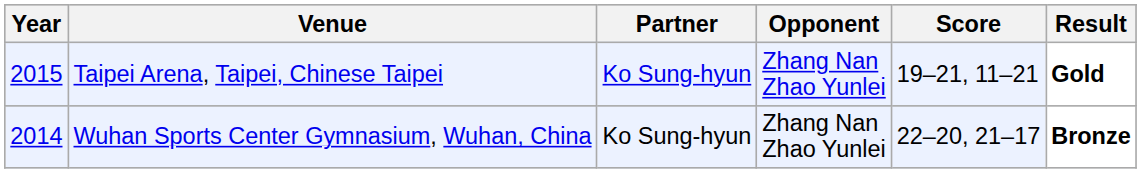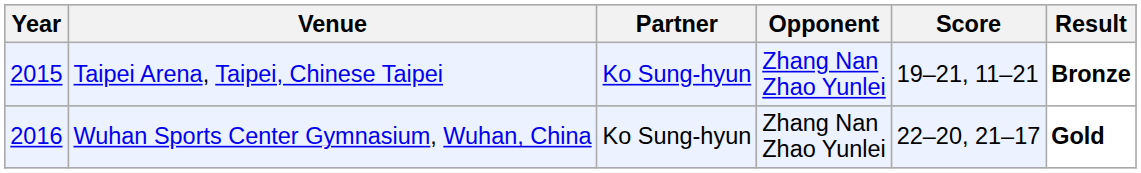(1078, 74) Gold -> (1091, 74) Bronze
(36, 137) 2014 -> (36, 137) 2016
(1091, 137) Bronze -> (1078, 137) Gold
